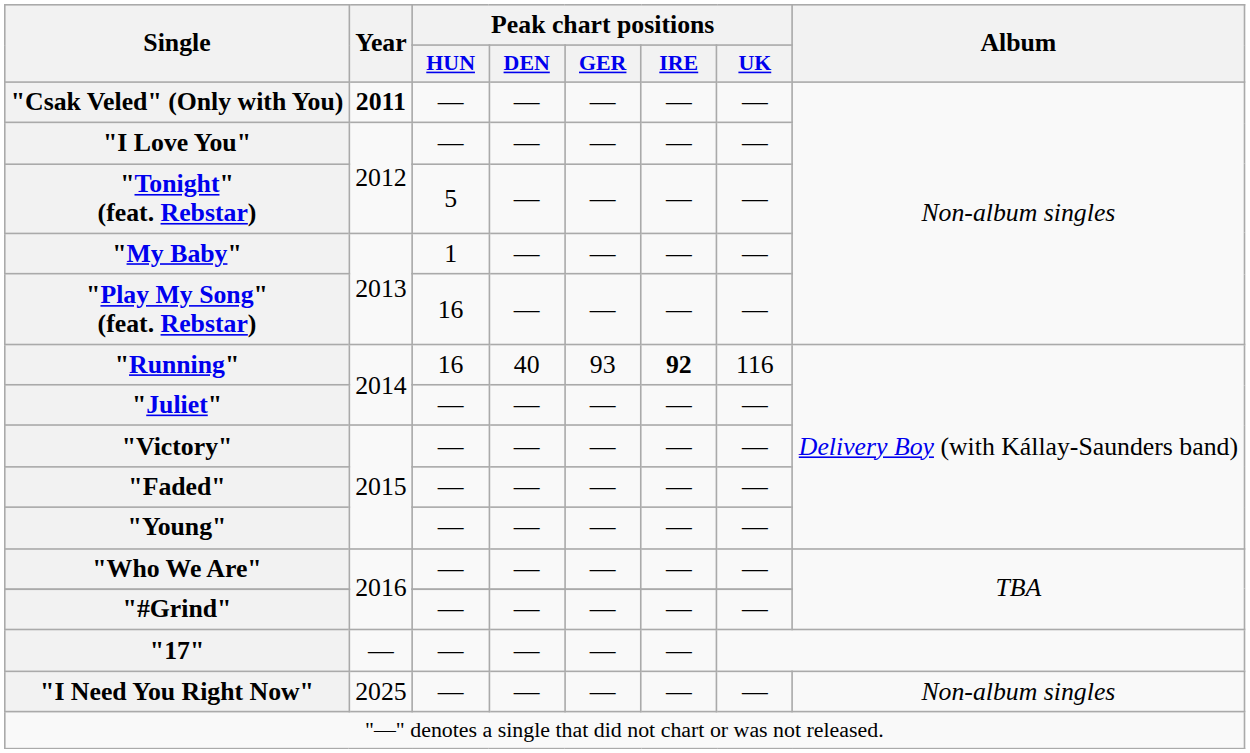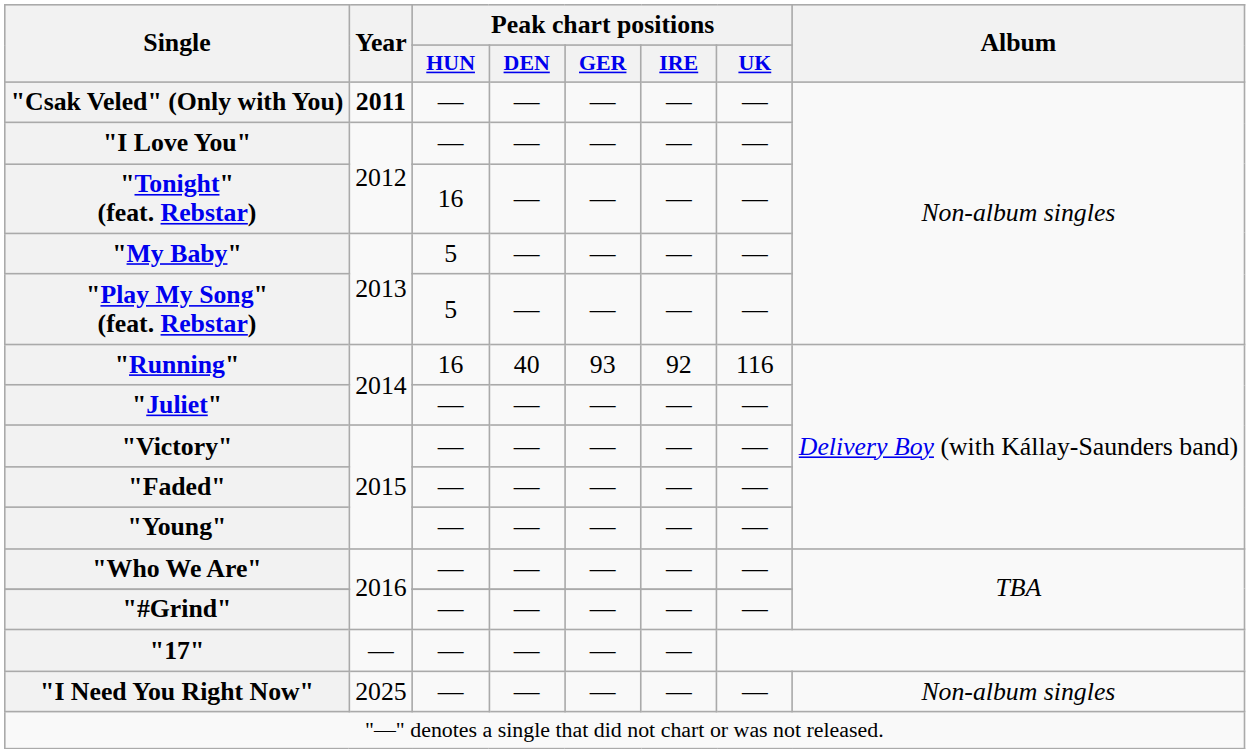(451, 198) 5 -> (451, 198) 16
(451, 253) 1 -> (451, 253) 5
(451, 308) 16 -> (451, 308) 5
(679, 364) bold -> (679, 364) normal
